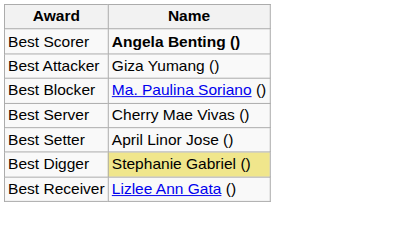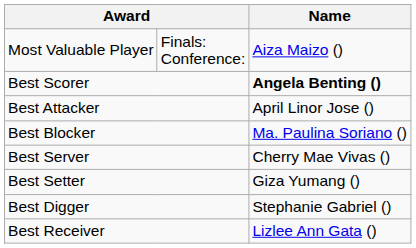+ row: (81, 50)
(166, 66) Giza Yumang () -> (313, 108) April Linor Jose ()
(173, 139) April Linor Jose () -> (306, 181) Giza Yumang ()
(181, 164) khaki background -> (322, 206) no background
